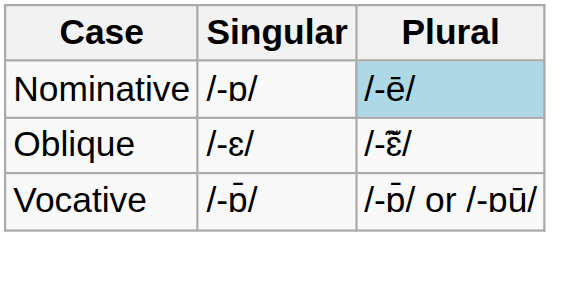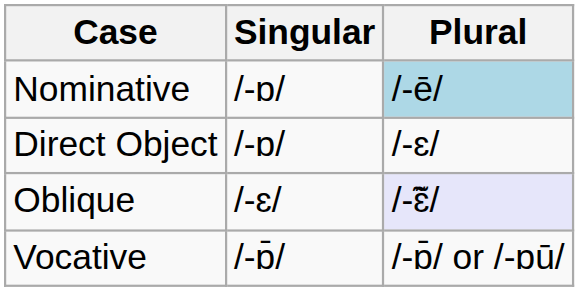+ row: (115, 144)
(388, 144) no background -> (416, 200) lavender background
